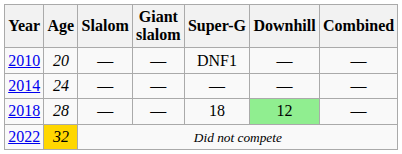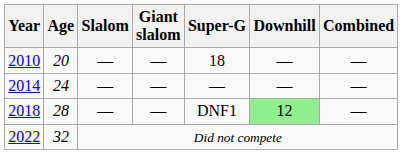(217, 60) DNF1 -> (217, 60) 18
(217, 111) 18 -> (217, 111) DNF1
(61, 136) gold background -> (61, 136) no background
